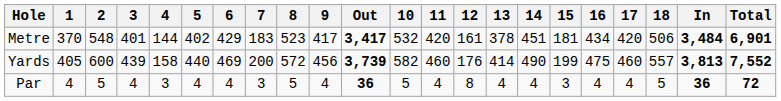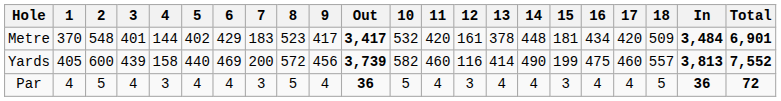(534, 39) 451 -> (534, 39) 448
(662, 39) 506 -> (662, 39) 509
(470, 62) 176 -> (470, 62) 116
(470, 85) 8 -> (470, 85) 3
